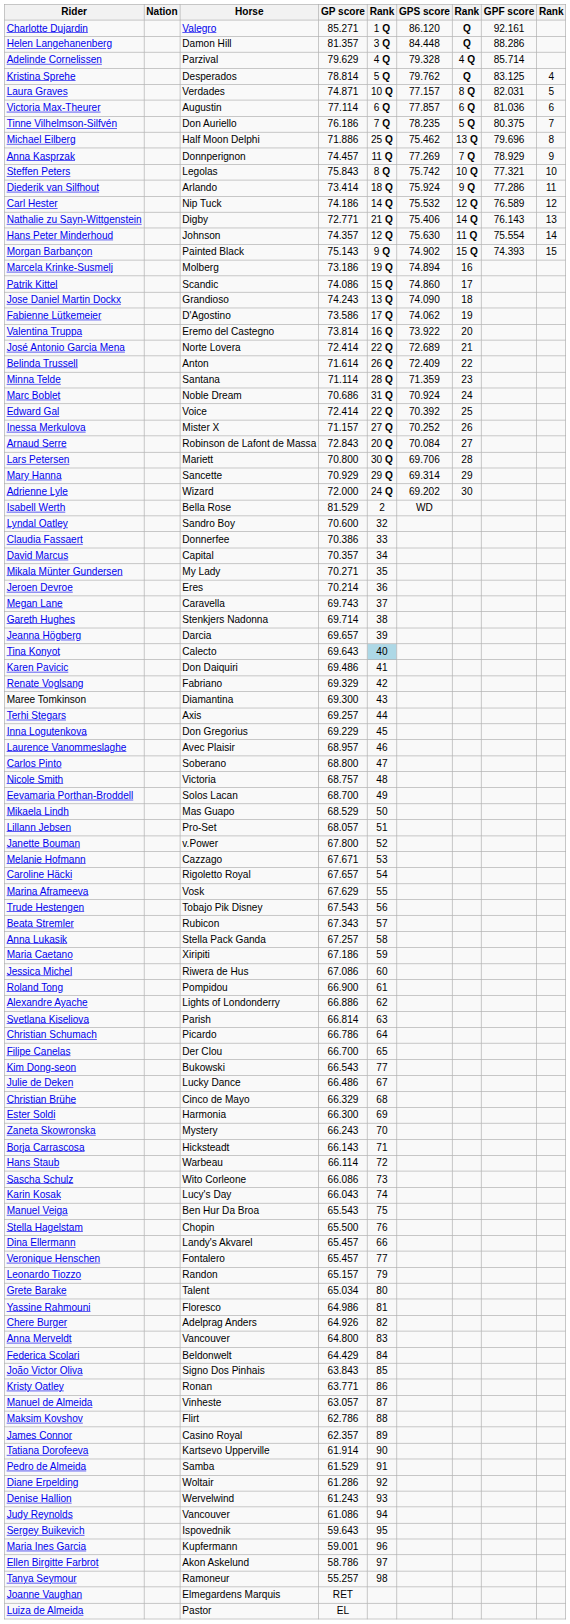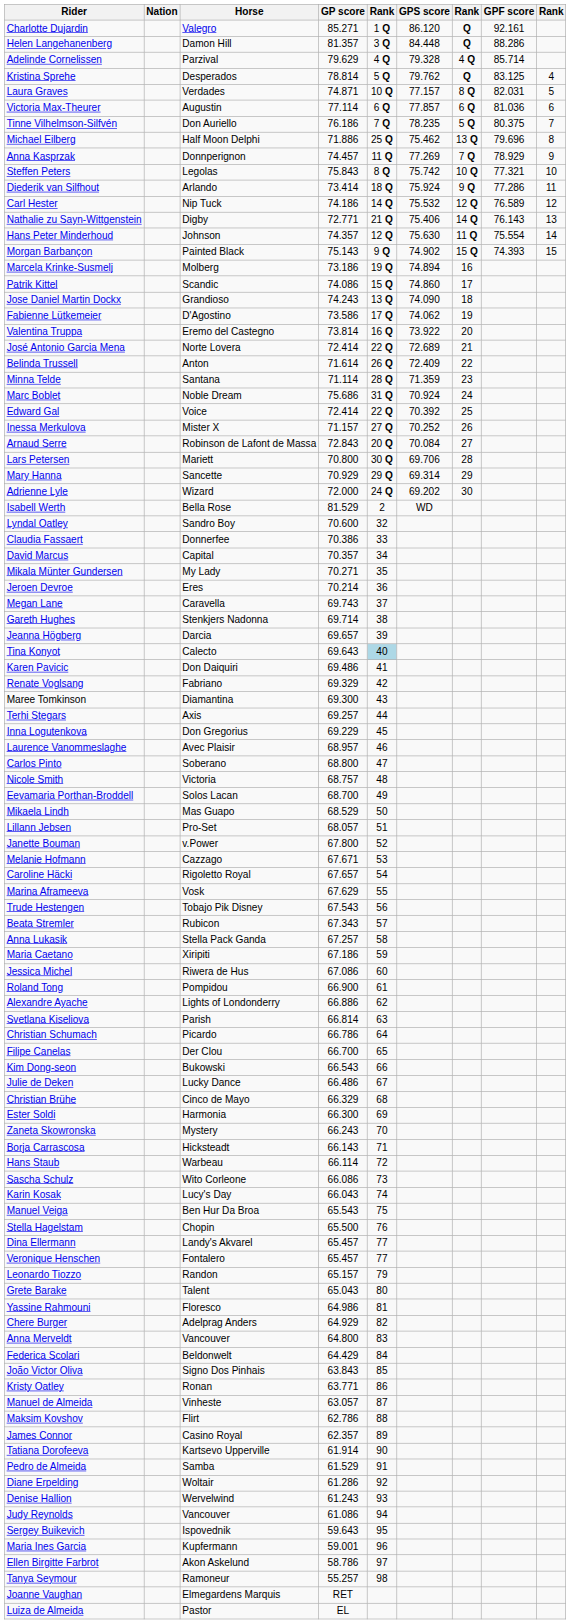(343, 396) 70.686 -> (343, 396) 75.686
(382, 1067) 77 -> (382, 1067) 66
(382, 1243) 66 -> (382, 1243) 77
(343, 1291) 65.034 -> (343, 1291) 65.043
(343, 1323) 64.926 -> (343, 1323) 64.929
